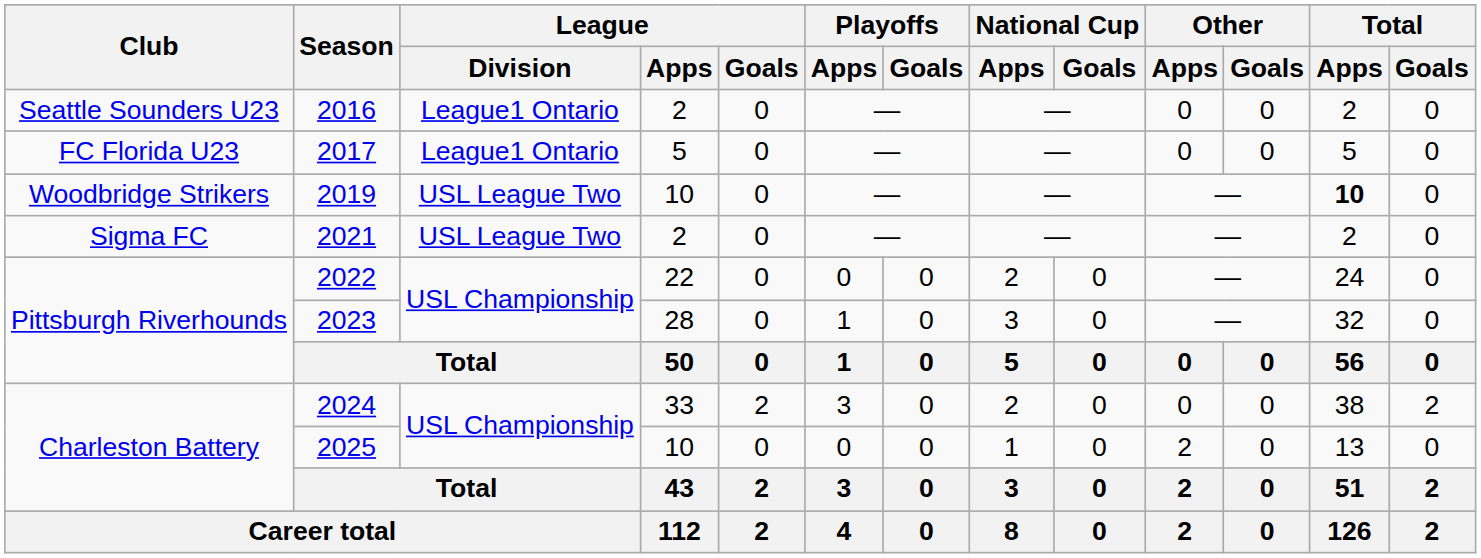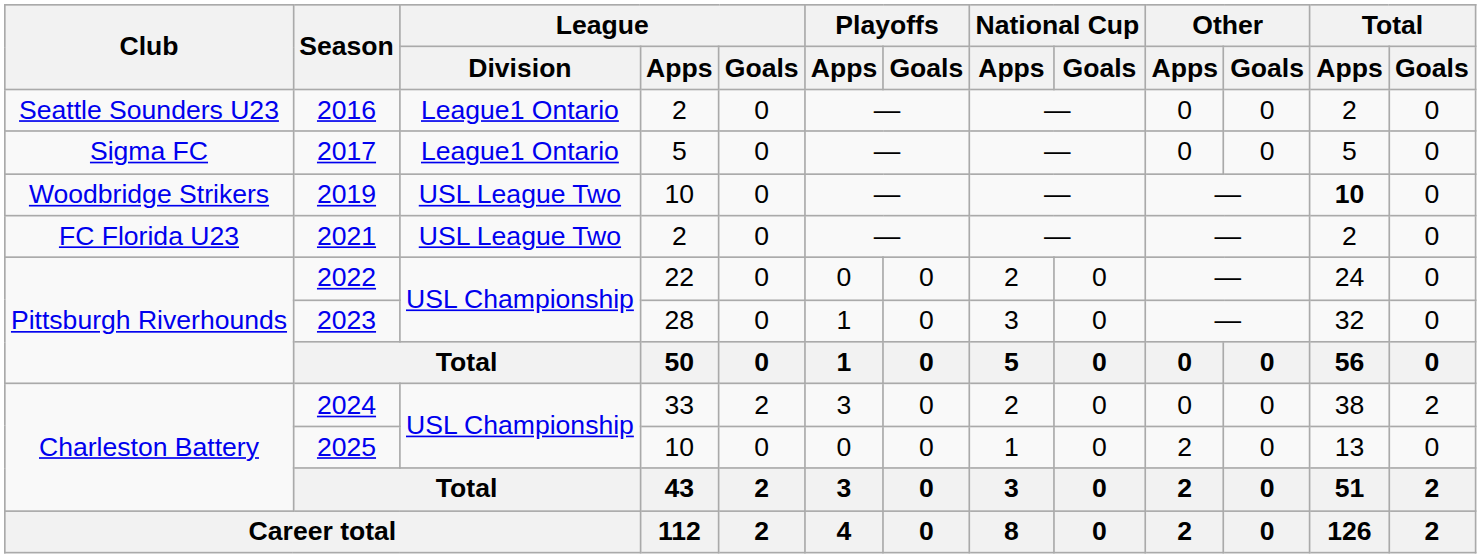(149, 151) FC Florida U23 -> (149, 151) Sigma FC
(149, 236) Sigma FC -> (149, 236) FC Florida U23
